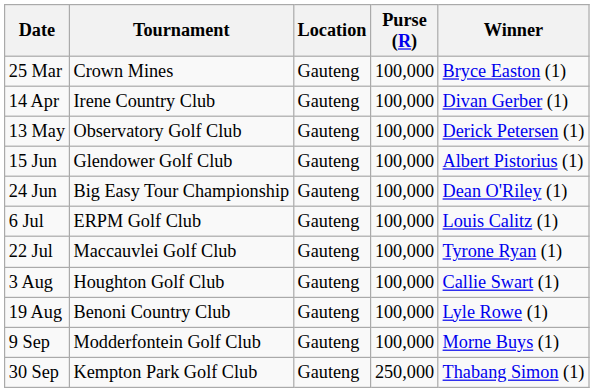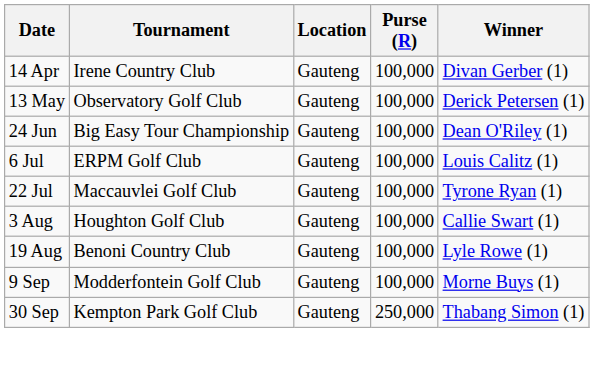- row: (35, 71)
- row: (33, 161)
